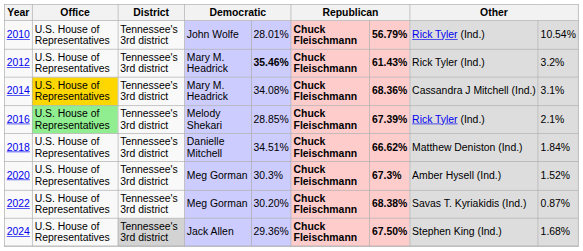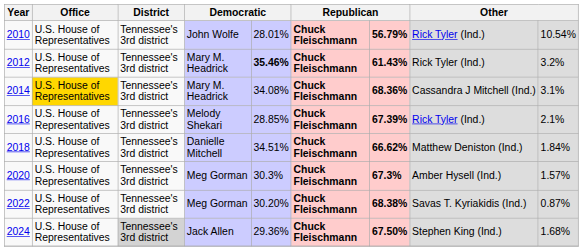(72, 119) lightgreen background -> (72, 119) no background
(555, 176) 1.52% -> (555, 176) 1.57%
